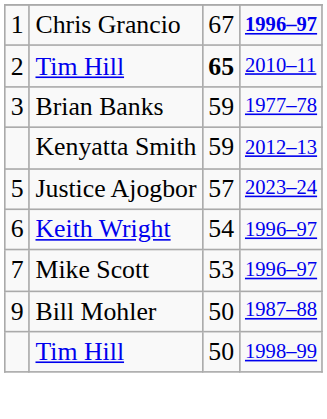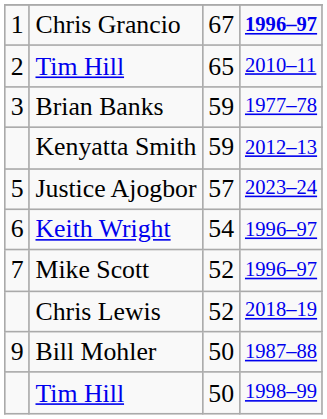(221, 65) bold -> (221, 65) normal
(221, 270) 53 -> (221, 270) 52
+ row: (17, 311)
